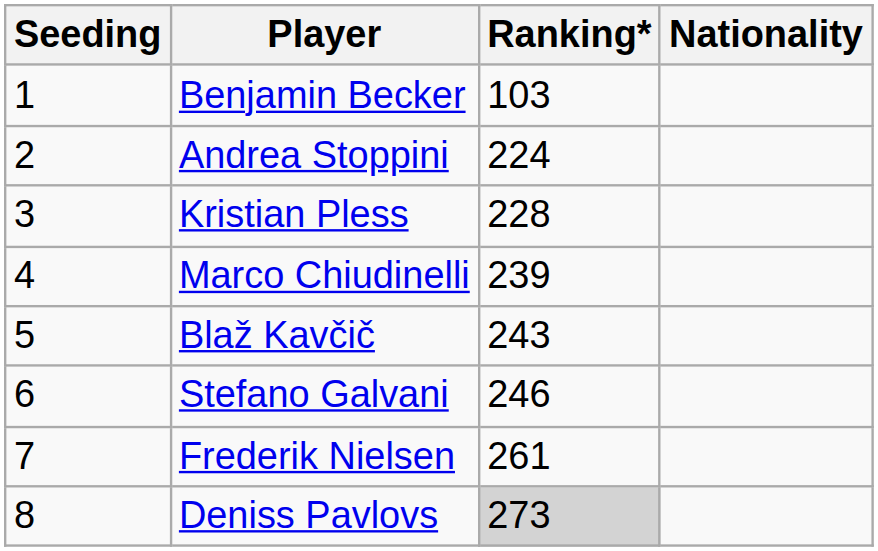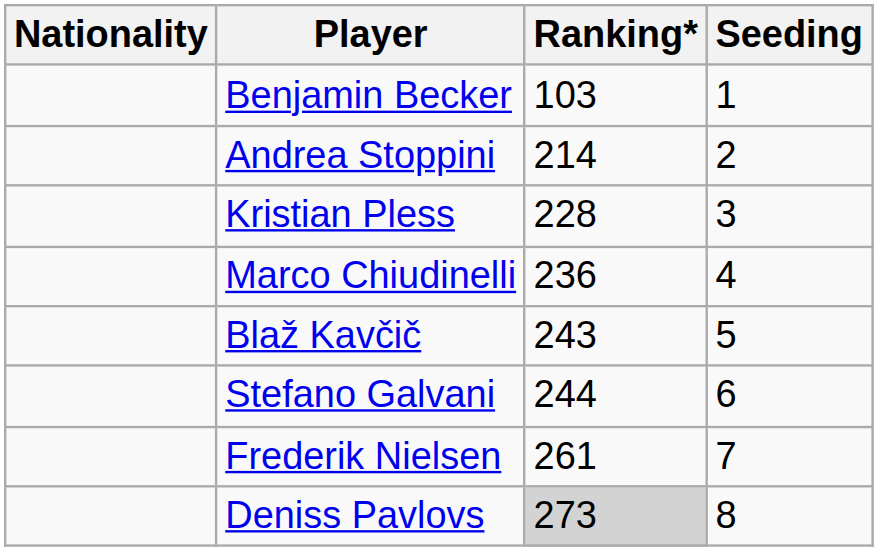columns swapped: (766, 34) <-> (88, 34)
(519, 154) 224 -> (565, 154) 214
(519, 275) 239 -> (565, 275) 236
(519, 395) 246 -> (565, 395) 244
